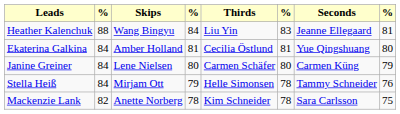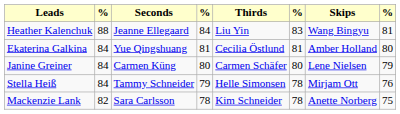columns swapped: (337, 13) <-> (148, 13)
